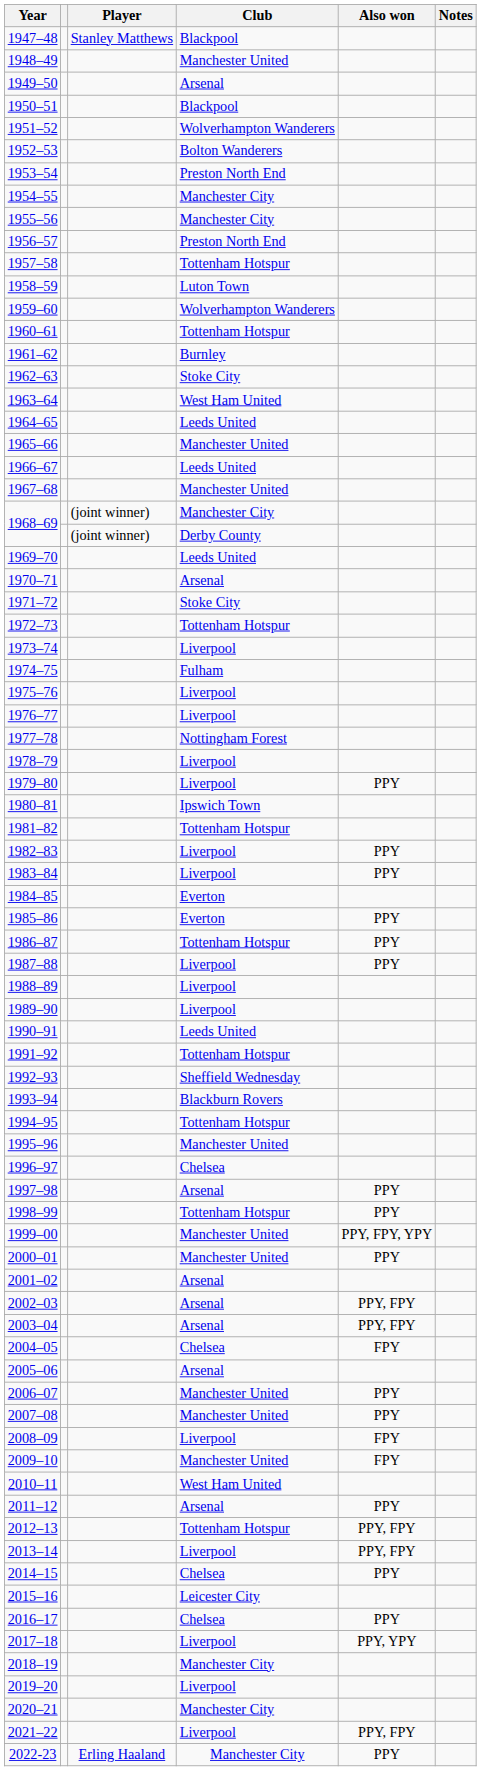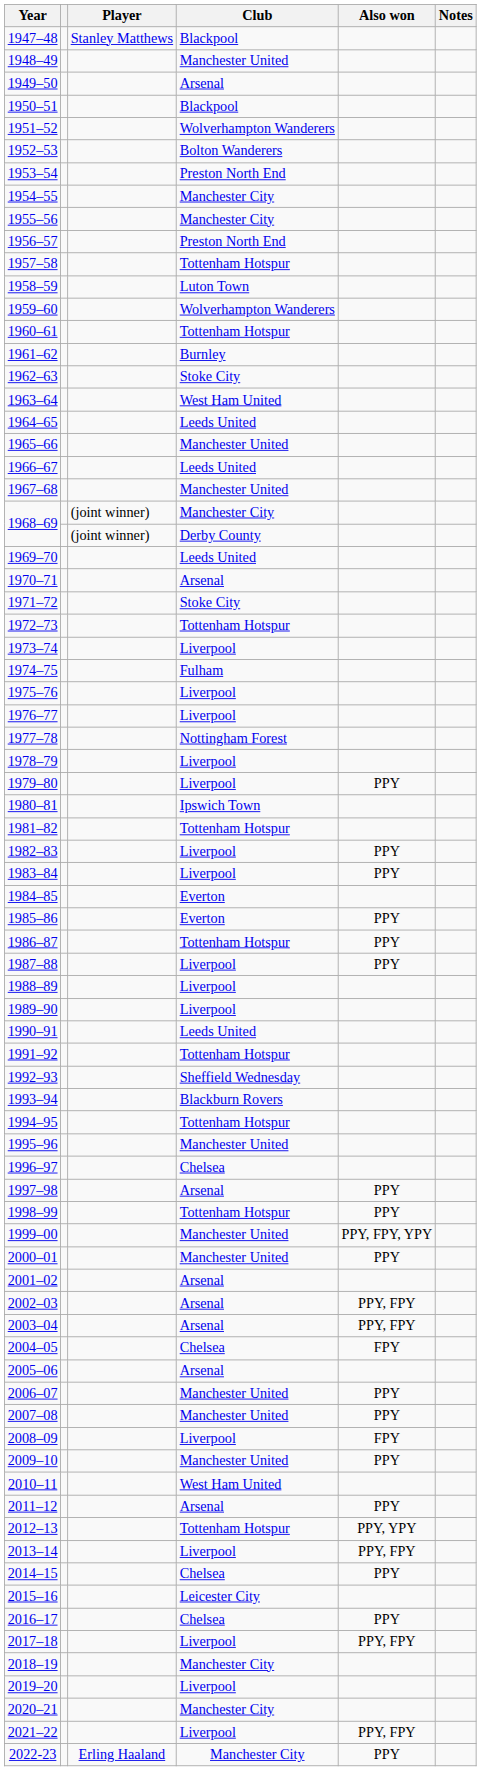(387, 1461) FPY -> (387, 1461) PPY
(387, 1528) PPY, FPY -> (387, 1528) PPY, YPY
(387, 1641) PPY, YPY -> (387, 1641) PPY, FPY
